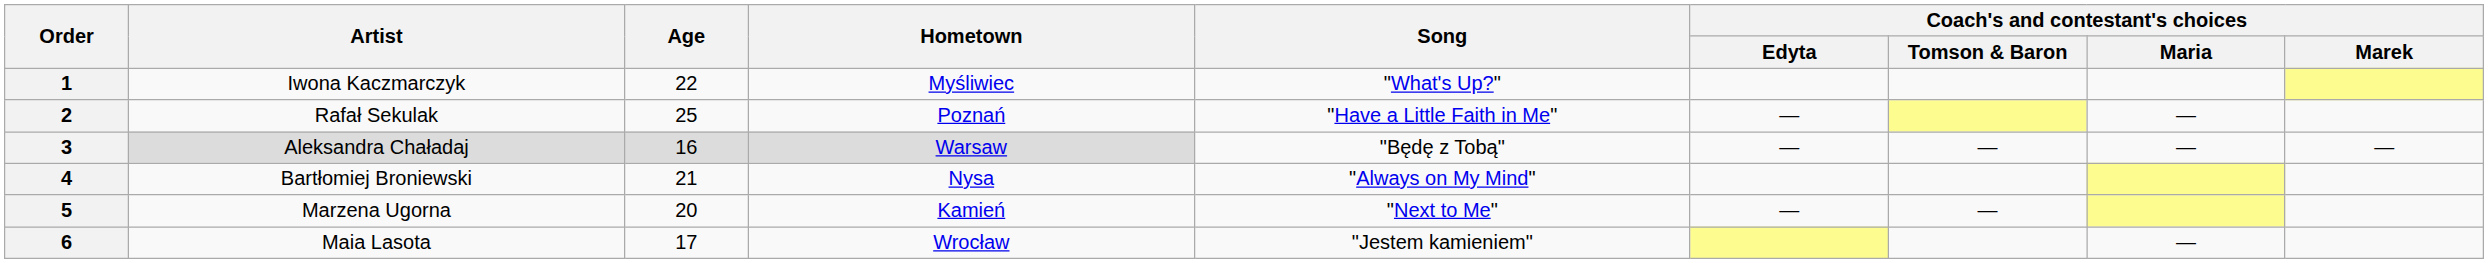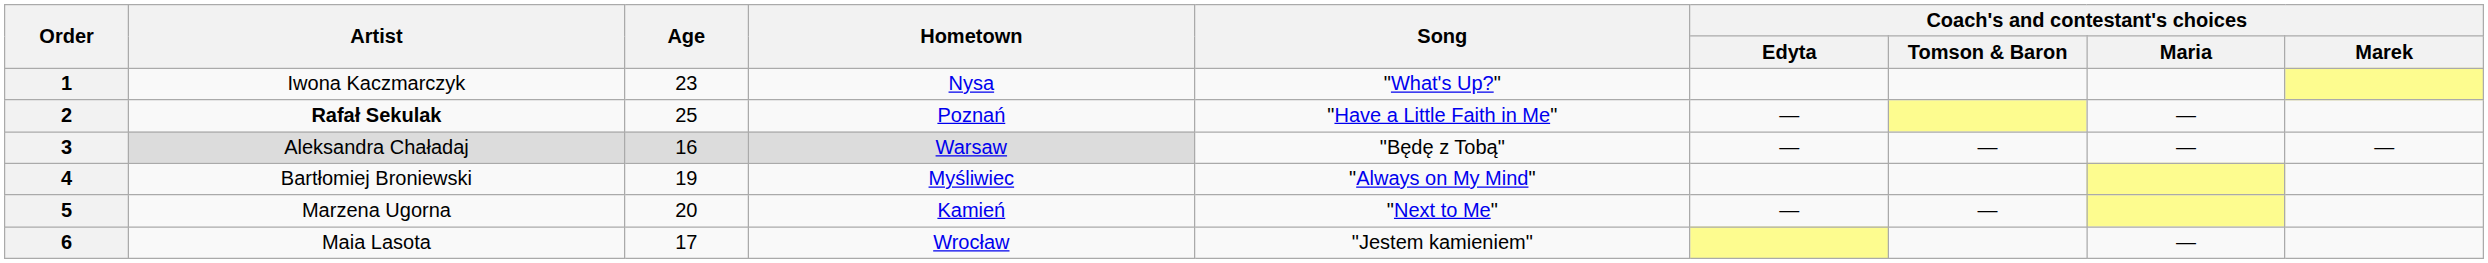(686, 83) 22 -> (686, 83) 23
(971, 83) Myśliwiec -> (971, 83) Nysa
(376, 115) normal -> (376, 115) bold
(686, 178) 21 -> (686, 178) 19
(971, 178) Nysa -> (971, 178) Myśliwiec
